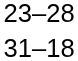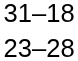rows swapped: (39, 13) <-> (39, 48)
